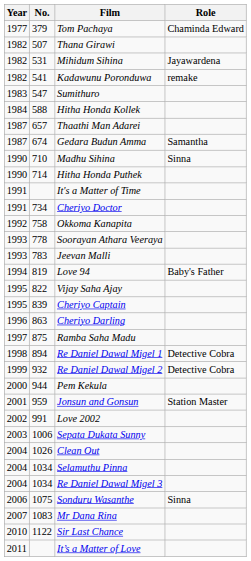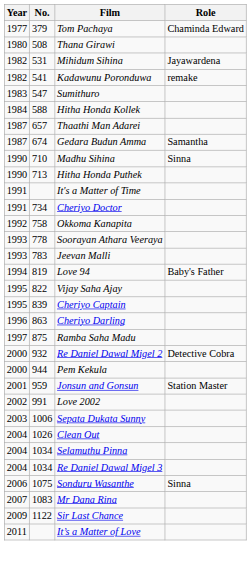(17, 45) 1982 -> (17, 45) 1980
(40, 45) 507 -> (40, 45) 508
(40, 175) 714 -> (40, 175) 713
- row: (110, 353)
(17, 369) 1999 -> (17, 353) 2000
(17, 532) 2010 -> (17, 516) 2009
